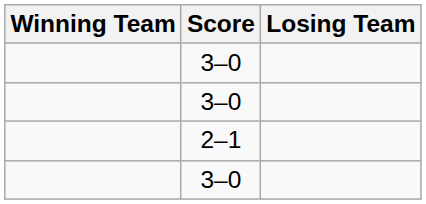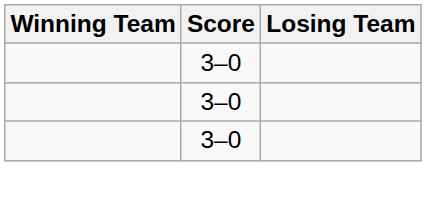- row: (93, 141)
